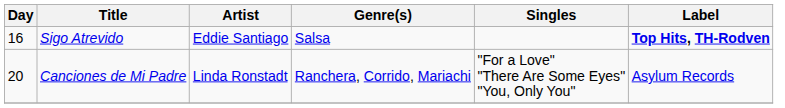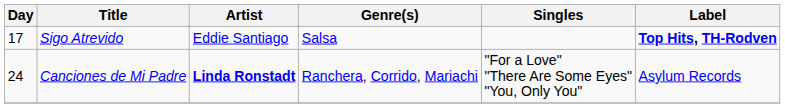(16, 37) 16 -> (16, 37) 17
(16, 76) 20 -> (16, 76) 24
(240, 76) normal -> (244, 76) bold
